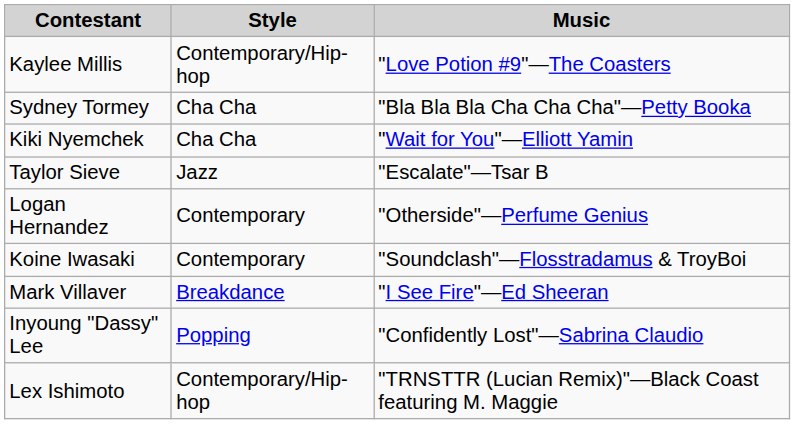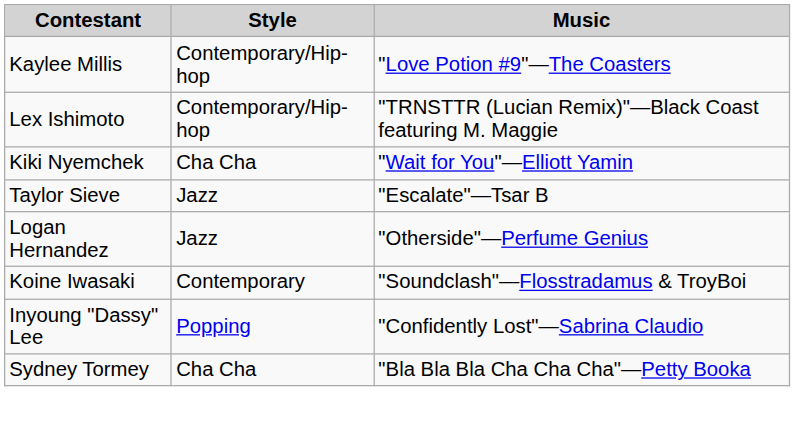rows swapped: (79, 107) <-> (67, 390)
(241, 216) Contemporary -> (197, 238) Jazz
- row: (68, 291)
